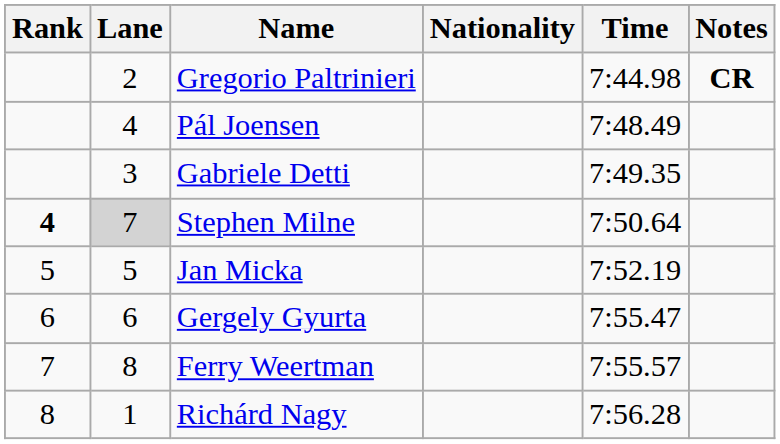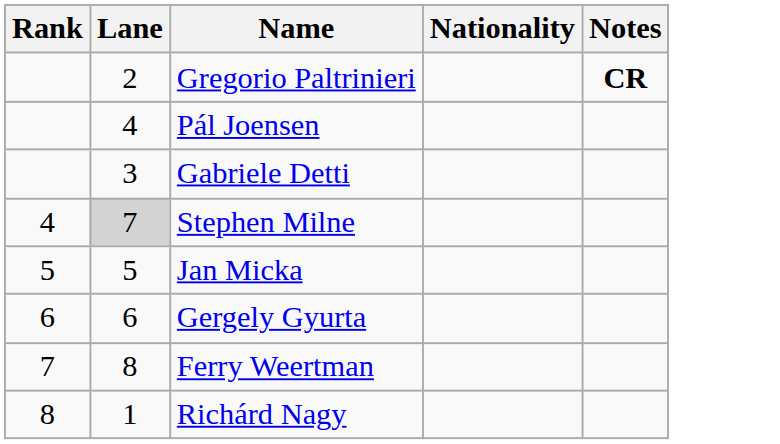- column: (635, 28)
(47, 221) bold -> (47, 221) normal
